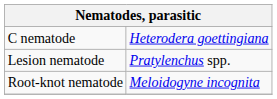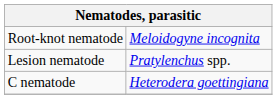rows swapped: (42, 37) <-> (65, 82)
